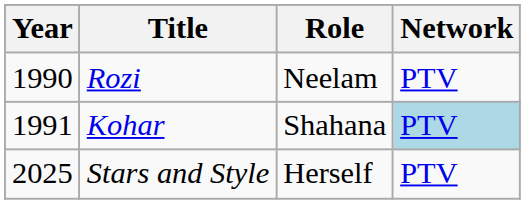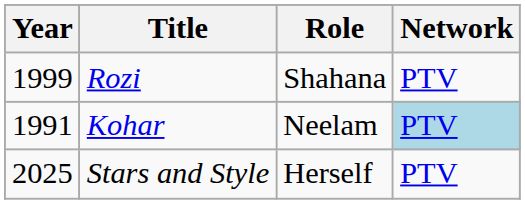(42, 76) 1990 -> (42, 76) 1999
(330, 76) Neelam -> (335, 76) Shahana
(335, 125) Shahana -> (330, 125) Neelam
